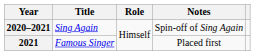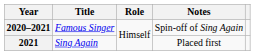(76, 27) Sing Again -> (85, 27) Famous Singer
(85, 43) Famous Singer -> (76, 43) Sing Again
